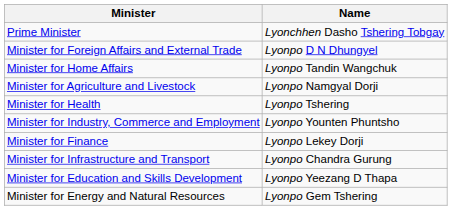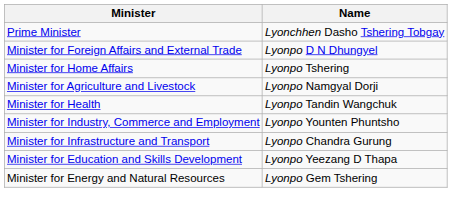(331, 68) Lyonpo Tandin Wangchuk -> (307, 68) Lyonpo Tshering
(307, 104) Lyonpo Tshering -> (331, 104) Lyonpo Tandin Wangchuk
- row: (58, 141)
